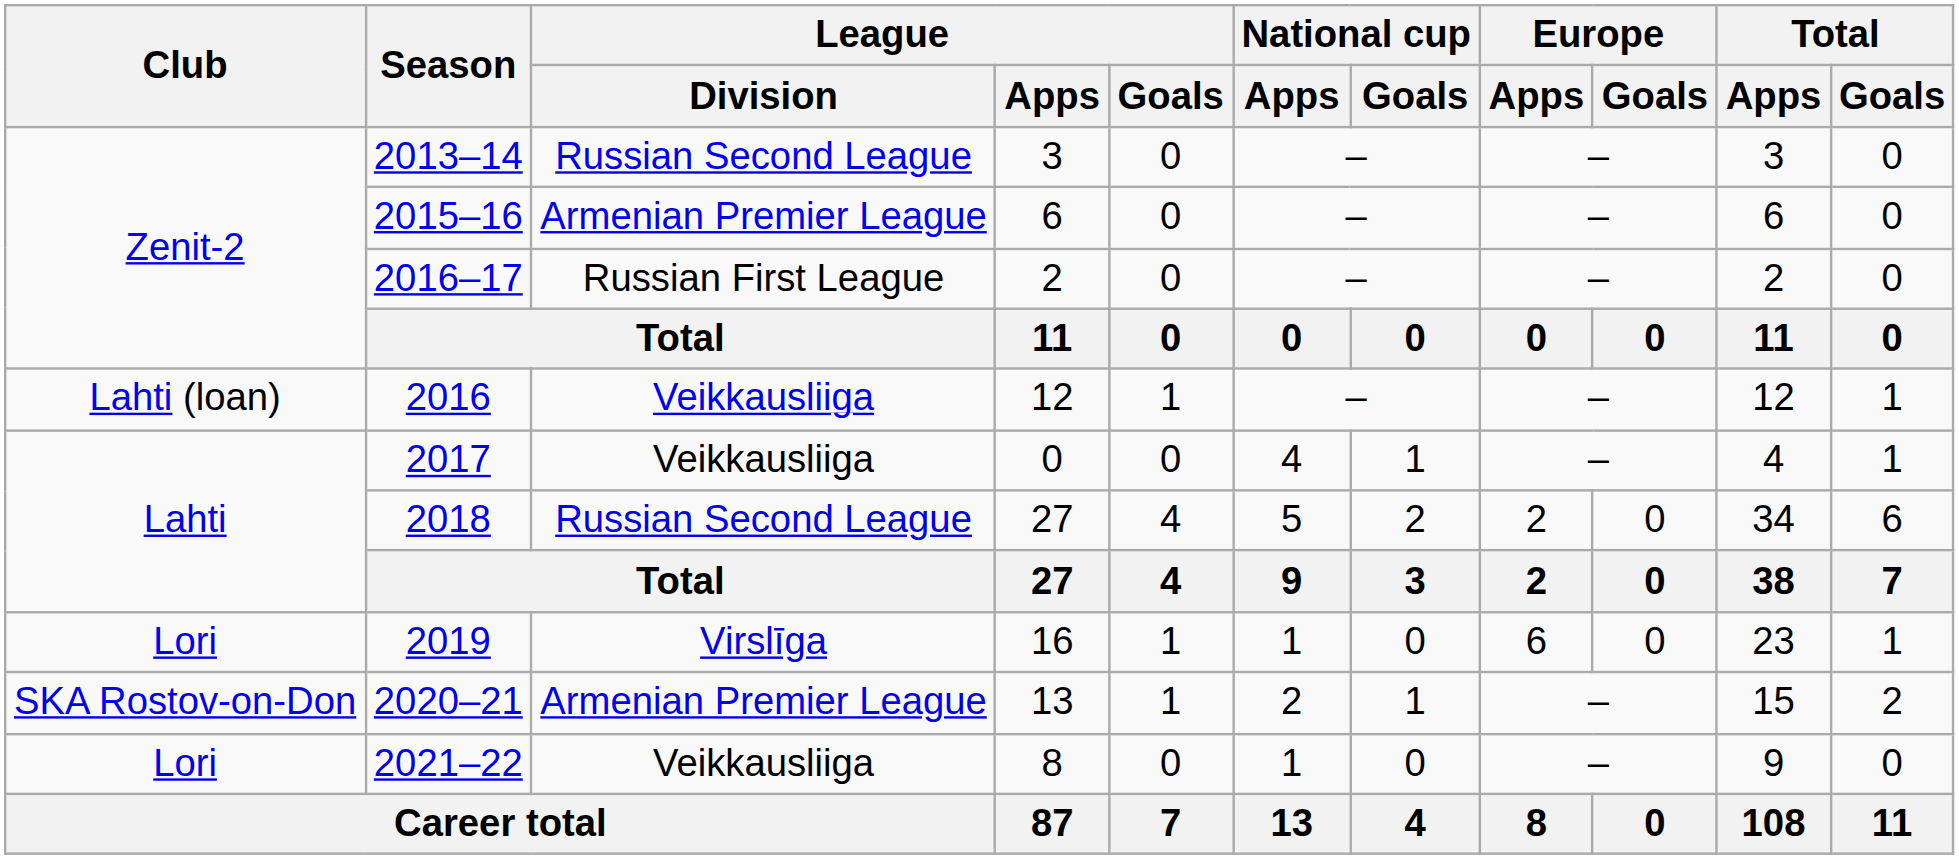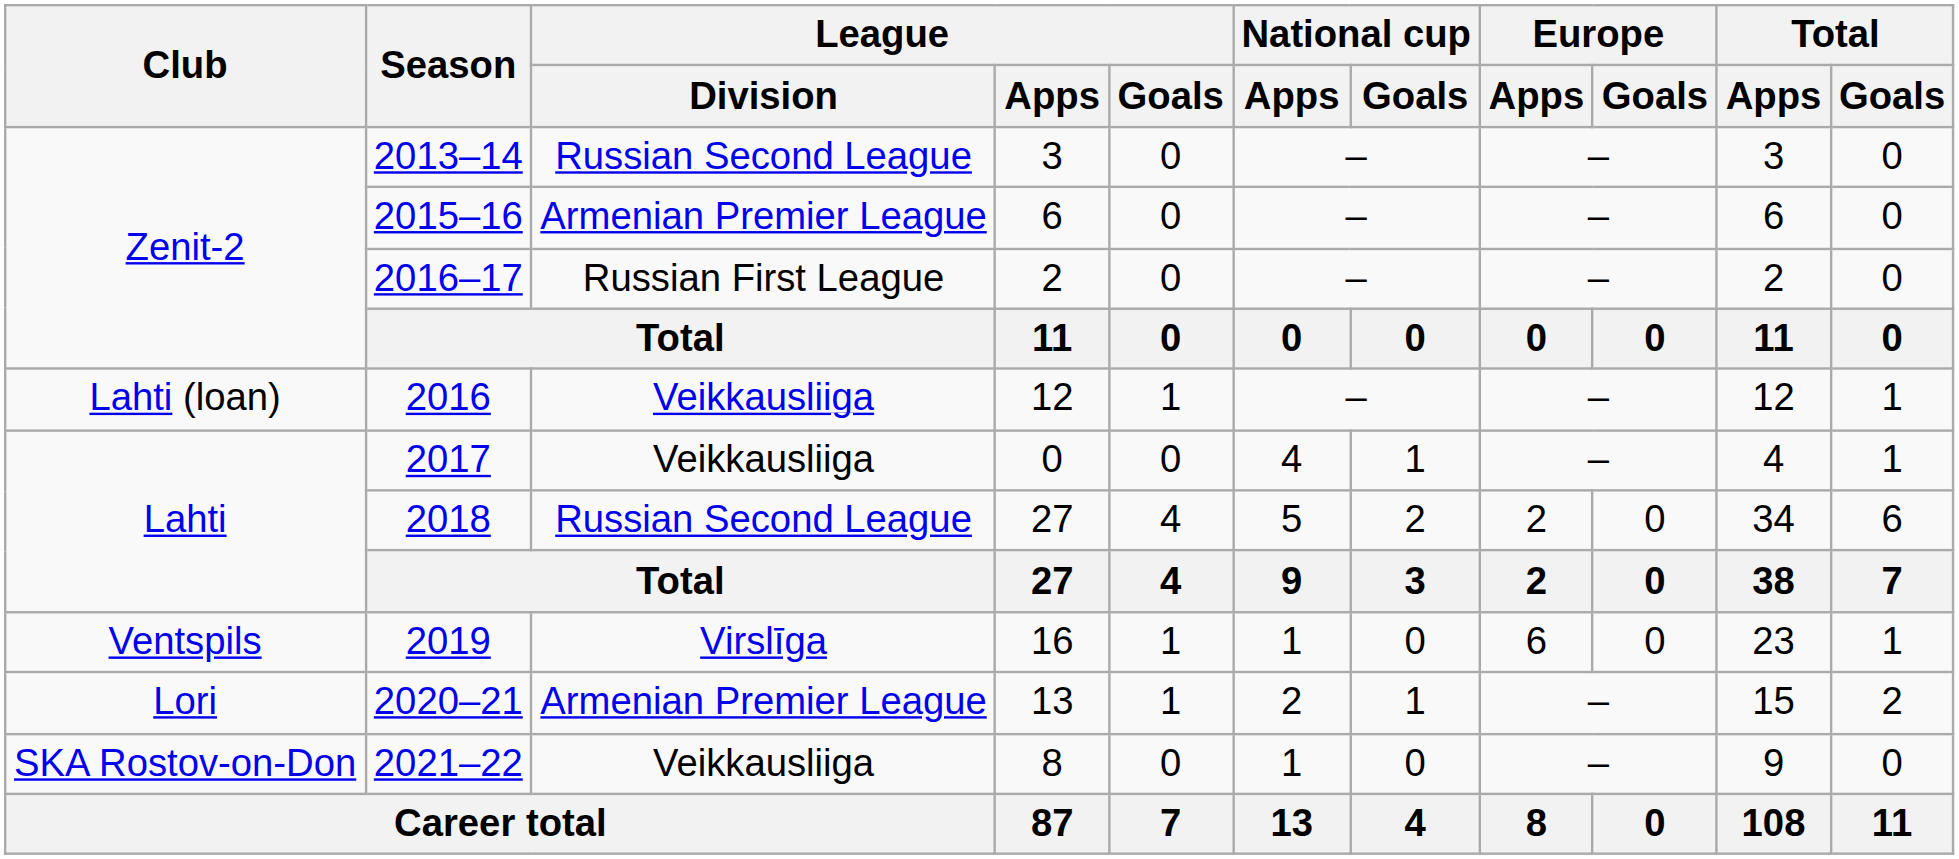(185, 641) Lori -> (185, 641) Ventspils
(185, 701) SKA Rostov-on-Don -> (185, 701) Lori
(185, 762) Lori -> (185, 762) SKA Rostov-on-Don
